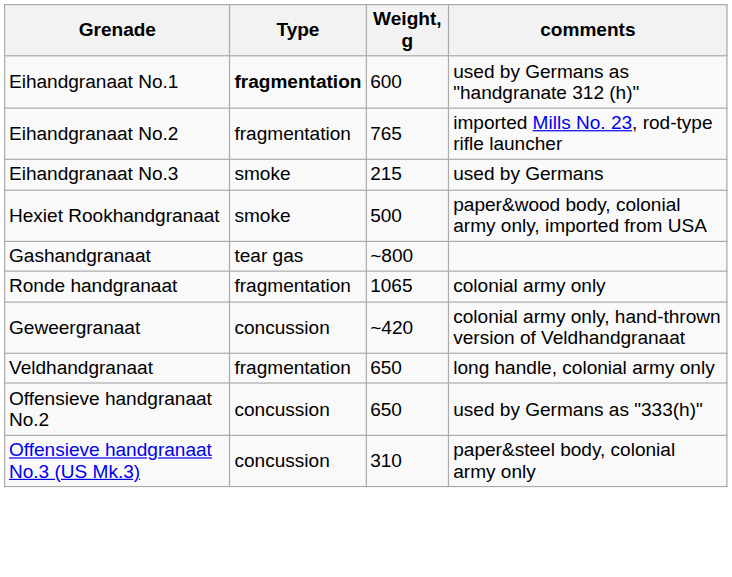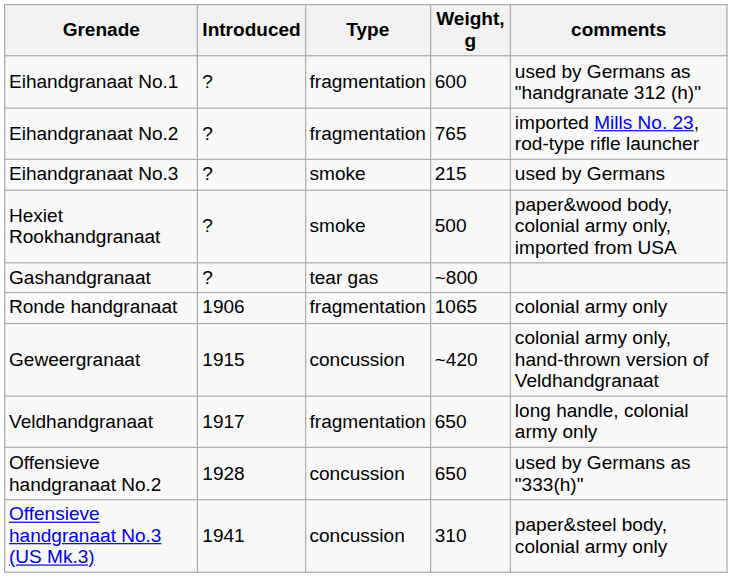+ column: (252, 30)
(298, 81) bold -> (368, 81) normal
